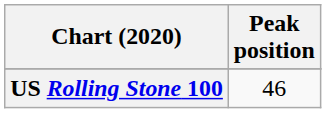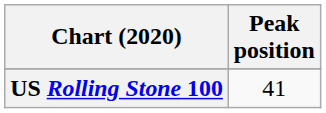(274, 88) 46 -> (274, 88) 41
